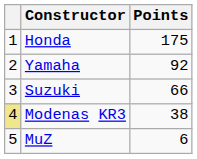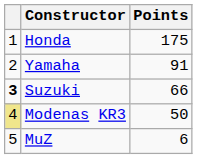(179, 67) 92 -> (179, 67) 91
(13, 91) normal -> (13, 91) bold
(179, 116) 38 -> (179, 116) 50
